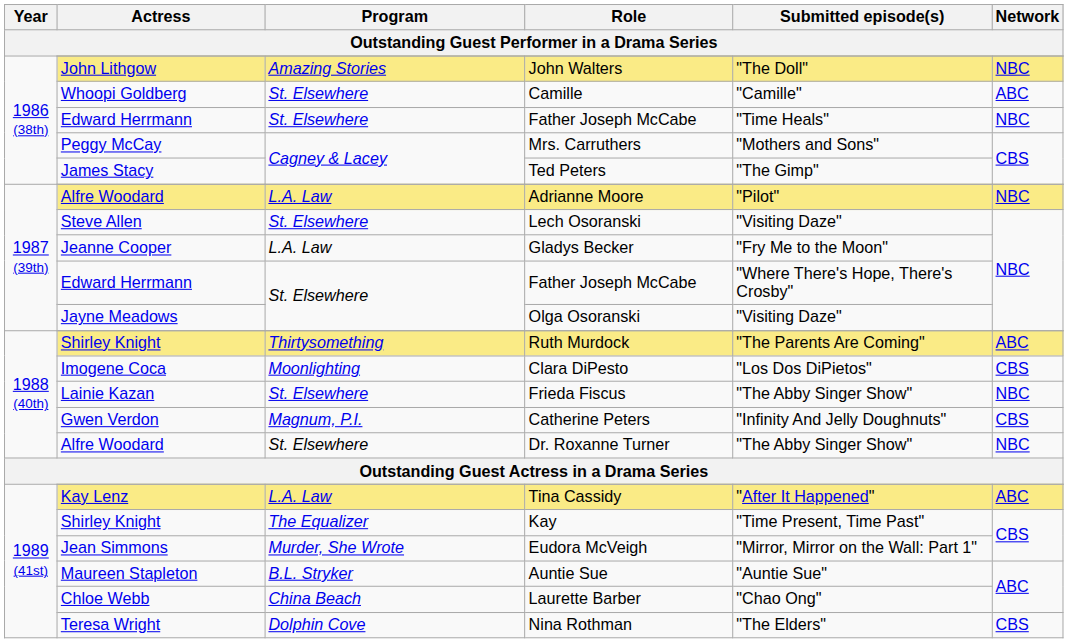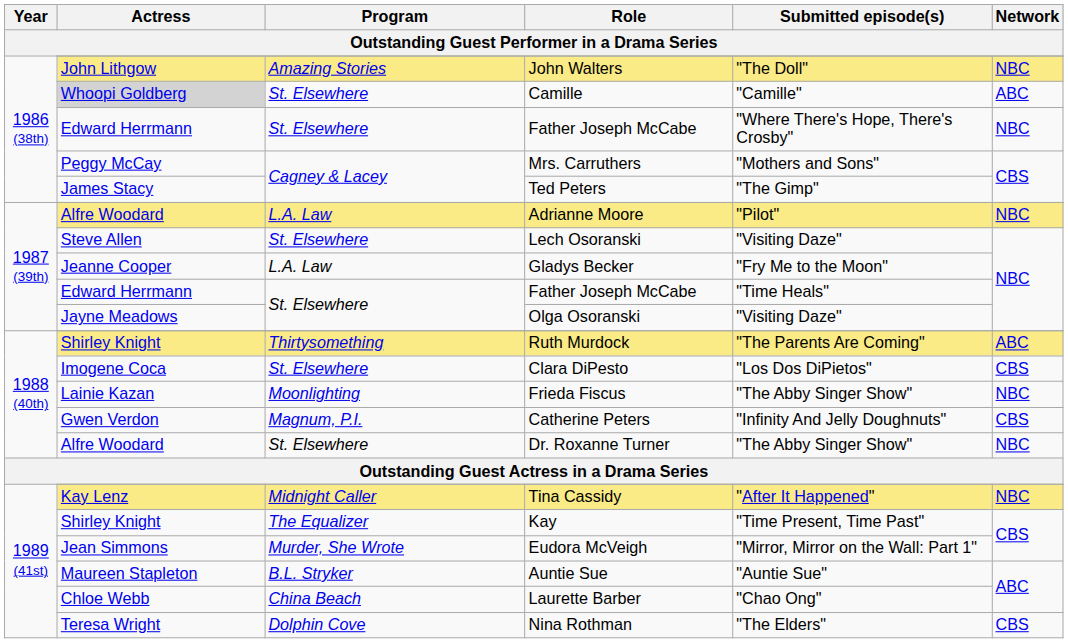(124, 94) no background -> (124, 94) lightgrey background
(783, 119) "Time Heals" -> (844, 128) "Where There's Hope, There's Crosby"
(844, 282) "Where There's Hope, There's Crosby" -> (783, 291) "Time Heals"
(314, 368) Moonlighting -> (318, 368) St. Elsewhere
(318, 394) St. Elsewhere -> (314, 394) Moonlighting
(300, 496) L.A. Law -> (322, 496) Midnight Caller
(1012, 496) ABC -> (1013, 496) NBC
